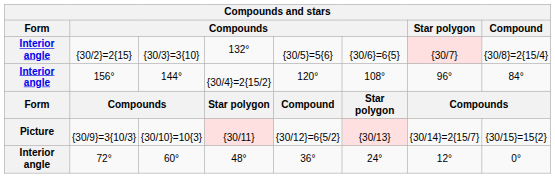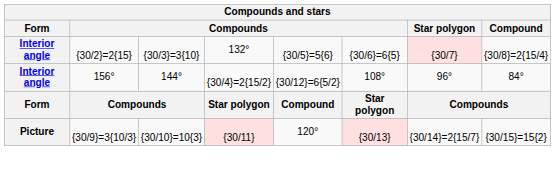(308, 77) 120° -> (308, 83) {30/12}=6{5/2}
(308, 137) {30/12}=6{5/2} -> (308, 132) 120°
- row: (104, 159)
